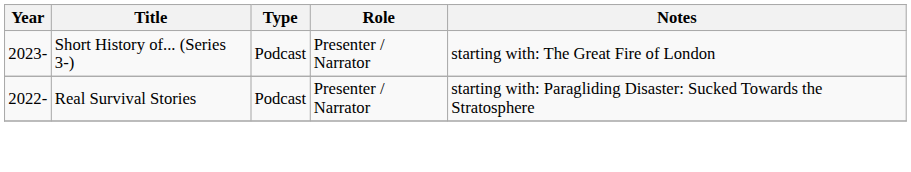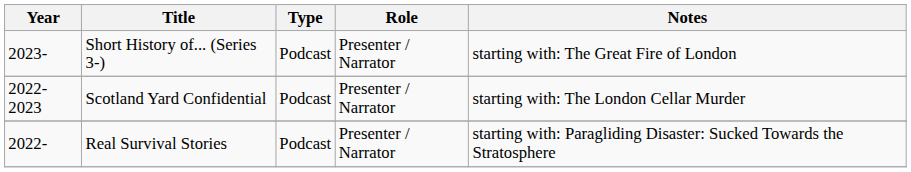+ row: (176, 98)
